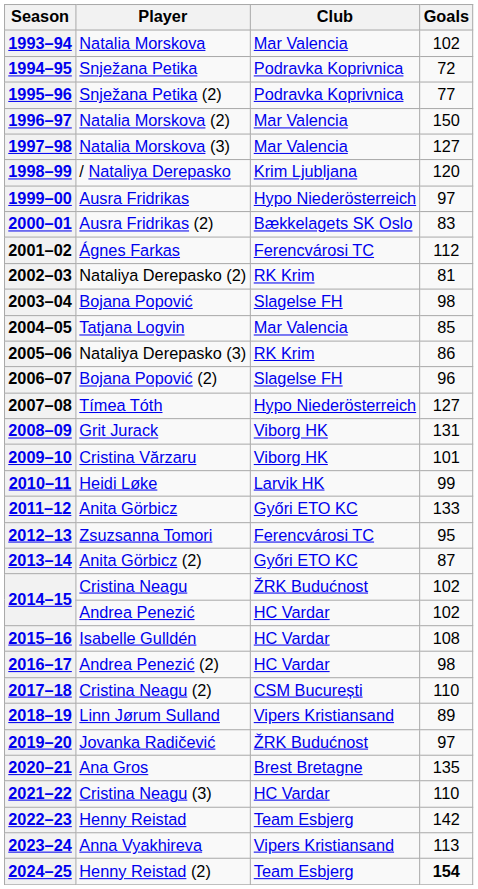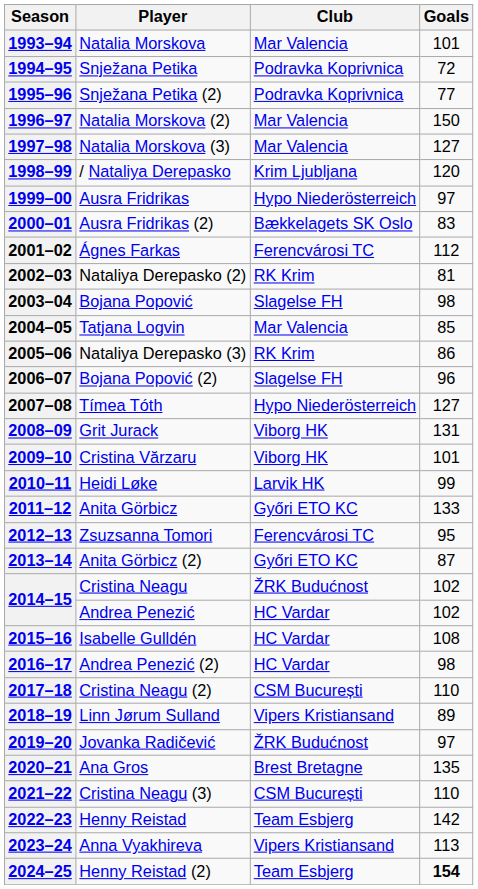(446, 43) 102 -> (446, 43) 101
(292, 793) HC Vardar -> (308, 793) CSM București
